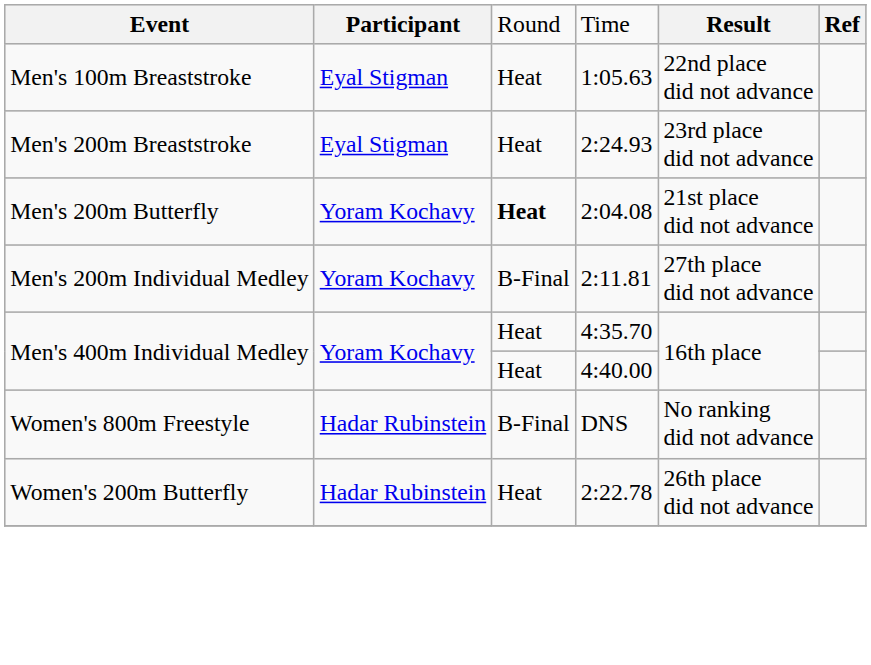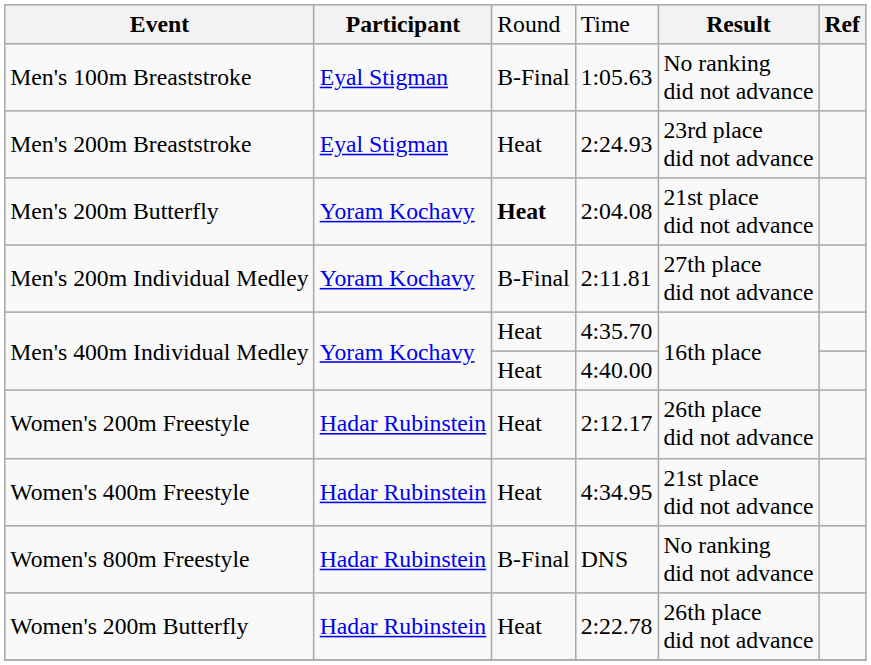(520, 77) Heat -> (533, 77) B-Final
(738, 77) 22nd place did not advance -> (738, 77) No ranking did not advance
+ row: (130, 424)
+ row: (130, 491)
